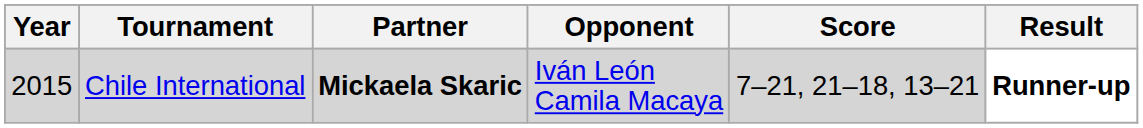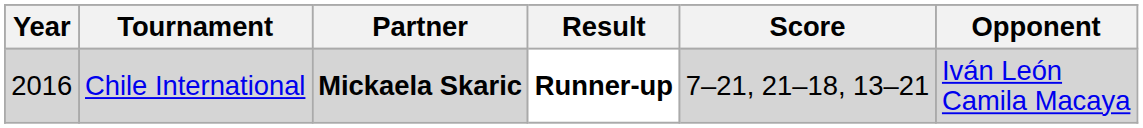columns swapped: (629, 27) <-> (1061, 27)
(42, 85) 2015 -> (42, 85) 2016
